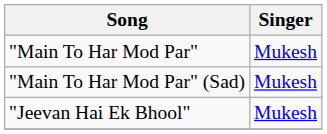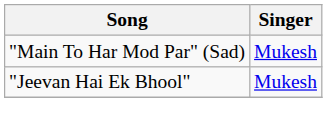- row: (104, 50)
